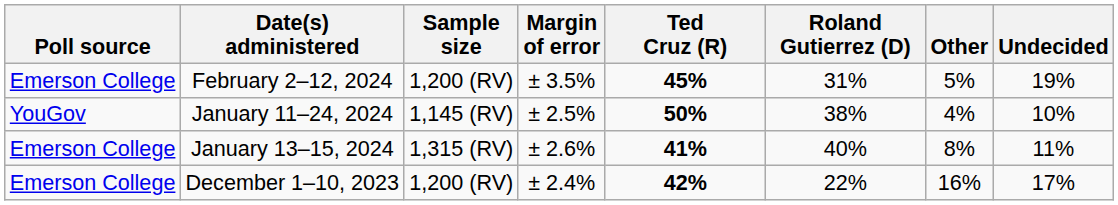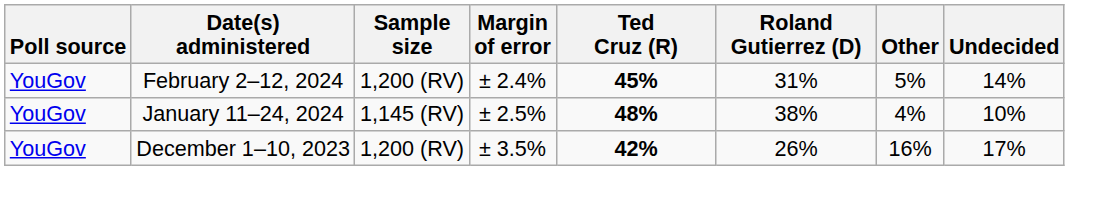(93, 80) Emerson College -> (48, 80) YouGov
(562, 80) ± 3.5% -> (513, 80) ± 2.4%
(1053, 80) 19% -> (1004, 80) 14%
(685, 114) 50% -> (636, 114) 48%
- row: (292, 149)
(93, 183) Emerson College -> (48, 149) YouGov
(562, 183) ± 2.4% -> (513, 149) ± 3.5%
(845, 183) 22% -> (796, 149) 26%
